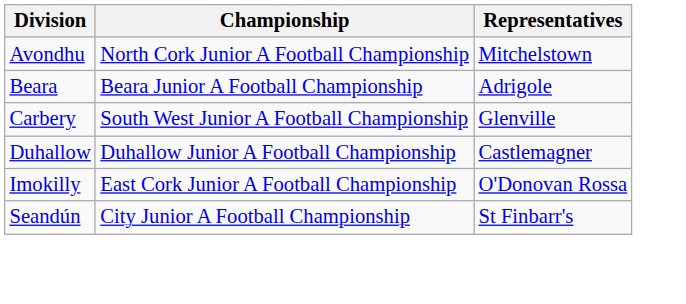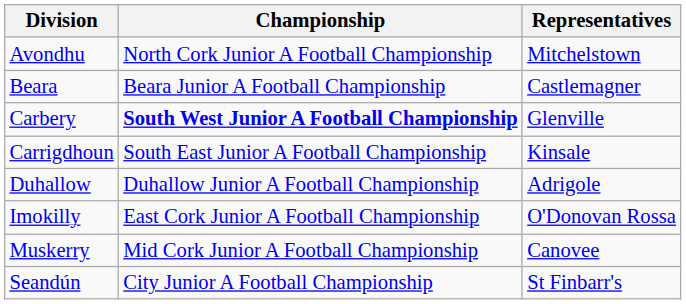(515, 86) Adrigole -> (584, 86) Castlemagner
(284, 119) normal -> (320, 119) bold
+ row: (62, 151)
(535, 151) Castlemagner -> (564, 184) Adrigole
+ row: (50, 250)
